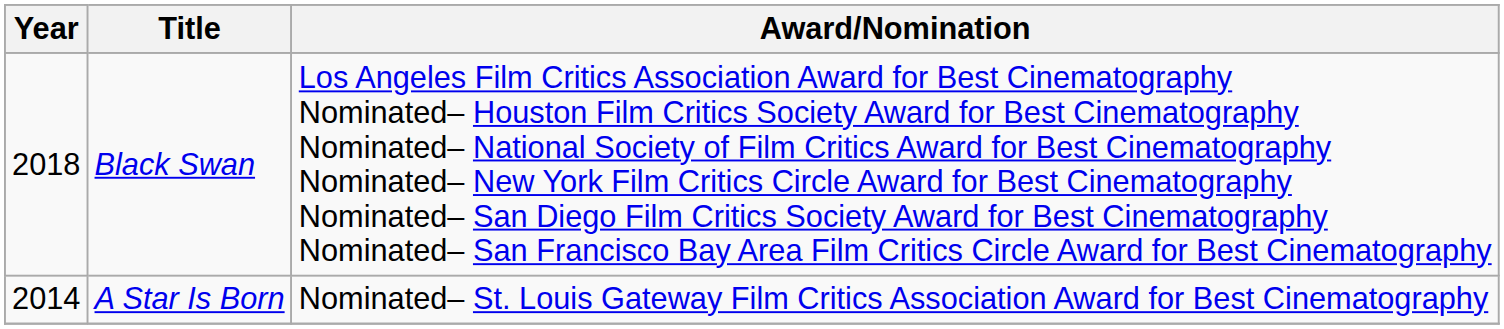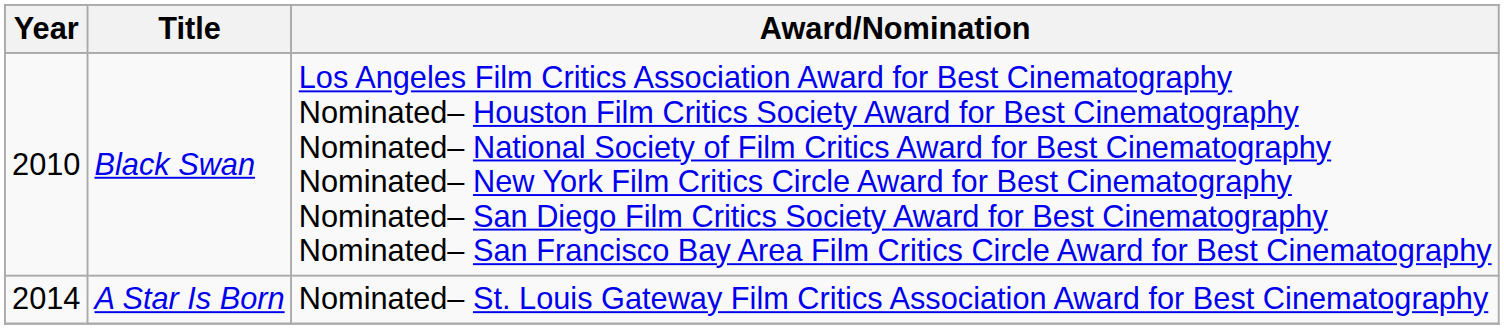(46, 163) 2018 -> (46, 163) 2010
